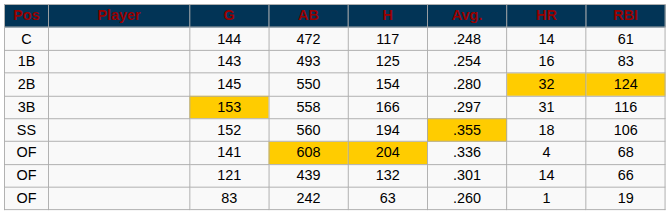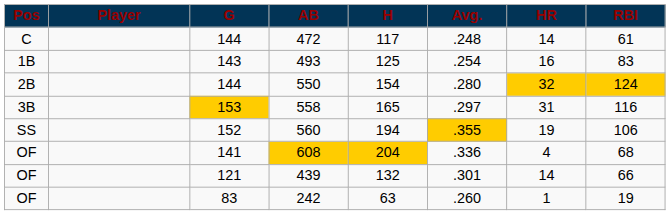(229, 84) 145 -> (229, 84) 144
(388, 107) 166 -> (388, 107) 165
(546, 130) 18 -> (546, 130) 19
